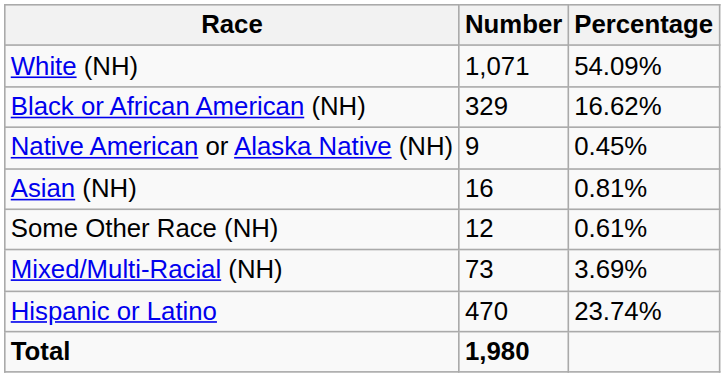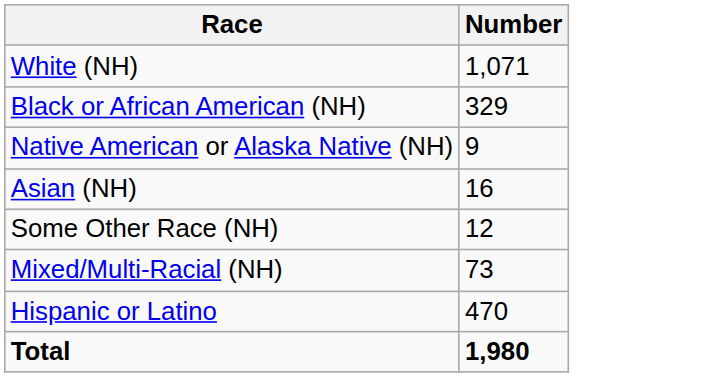- column: (644, 24)
